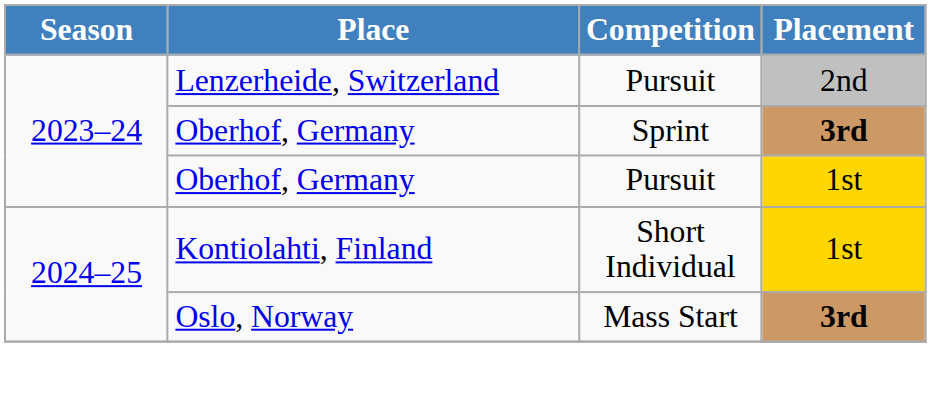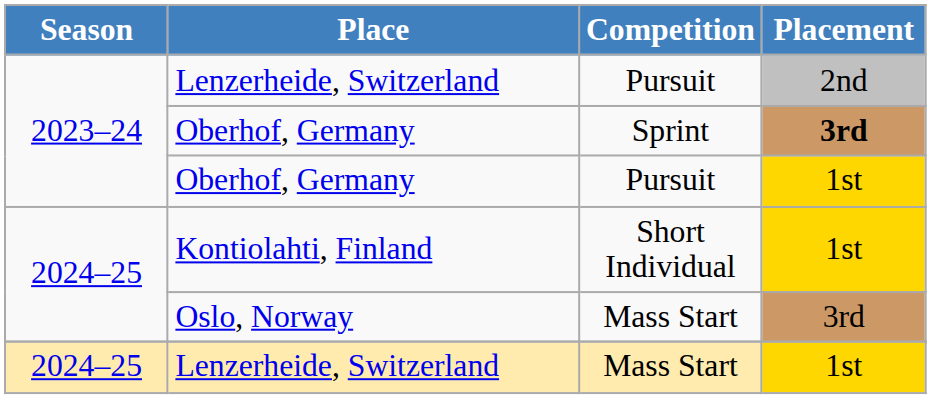(844, 316) bold -> (844, 316) normal
+ row: (337, 366)
